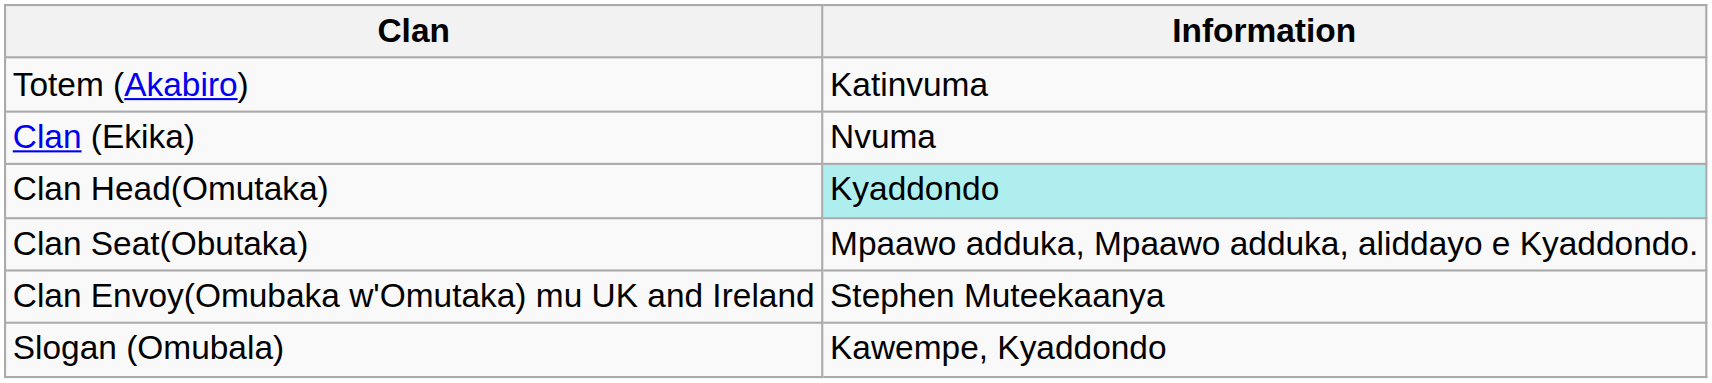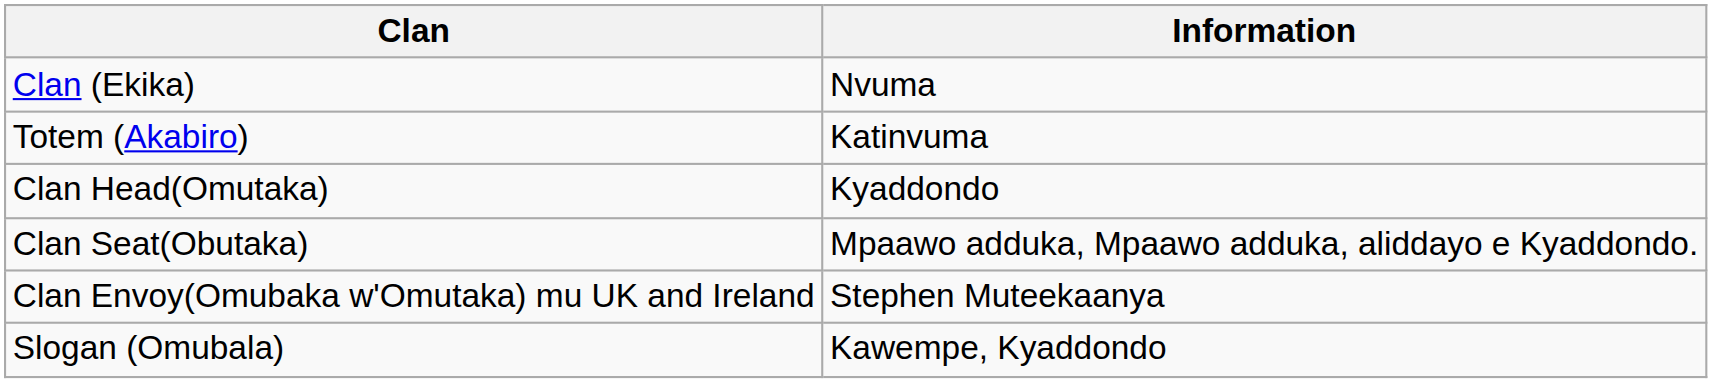rows swapped: (104, 137) <-> (131, 84)
(915, 190) paleturquoise background -> (915, 190) no background
